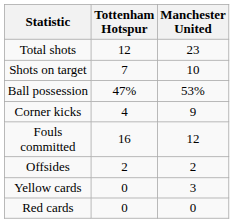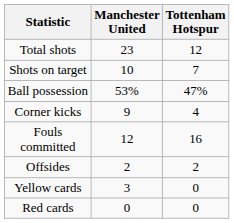columns swapped: (193, 22) <-> (124, 22)
